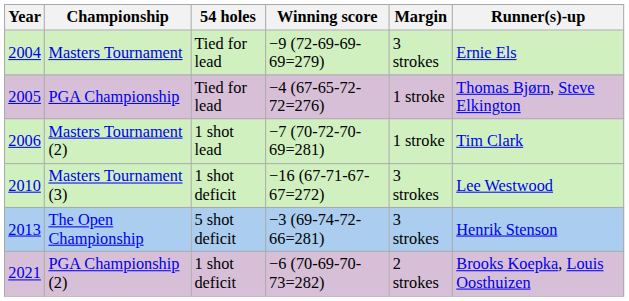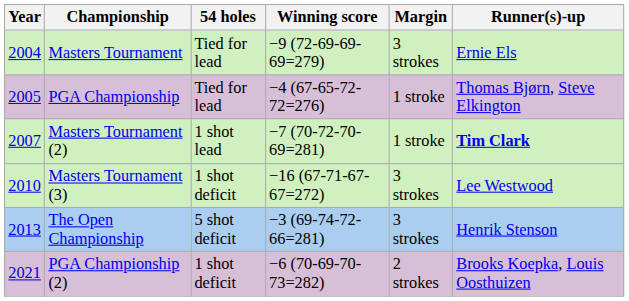(25, 140) 2006 -> (25, 140) 2007
(490, 140) normal -> (493, 140) bold
